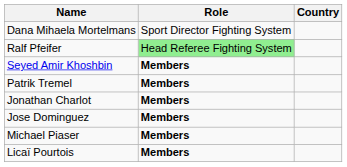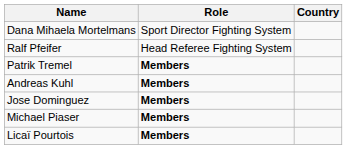(216, 48) lightgreen background -> (216, 48) no background
- row: (60, 65)
+ row: (40, 83)
- row: (49, 100)
